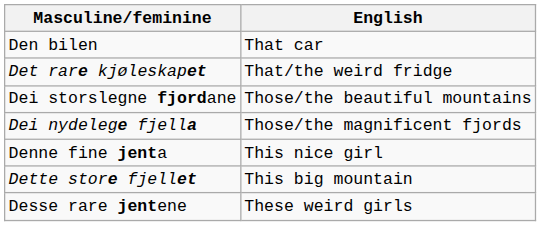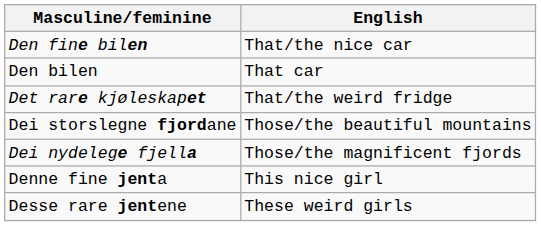+ row: (78, 45)
- row: (103, 180)
